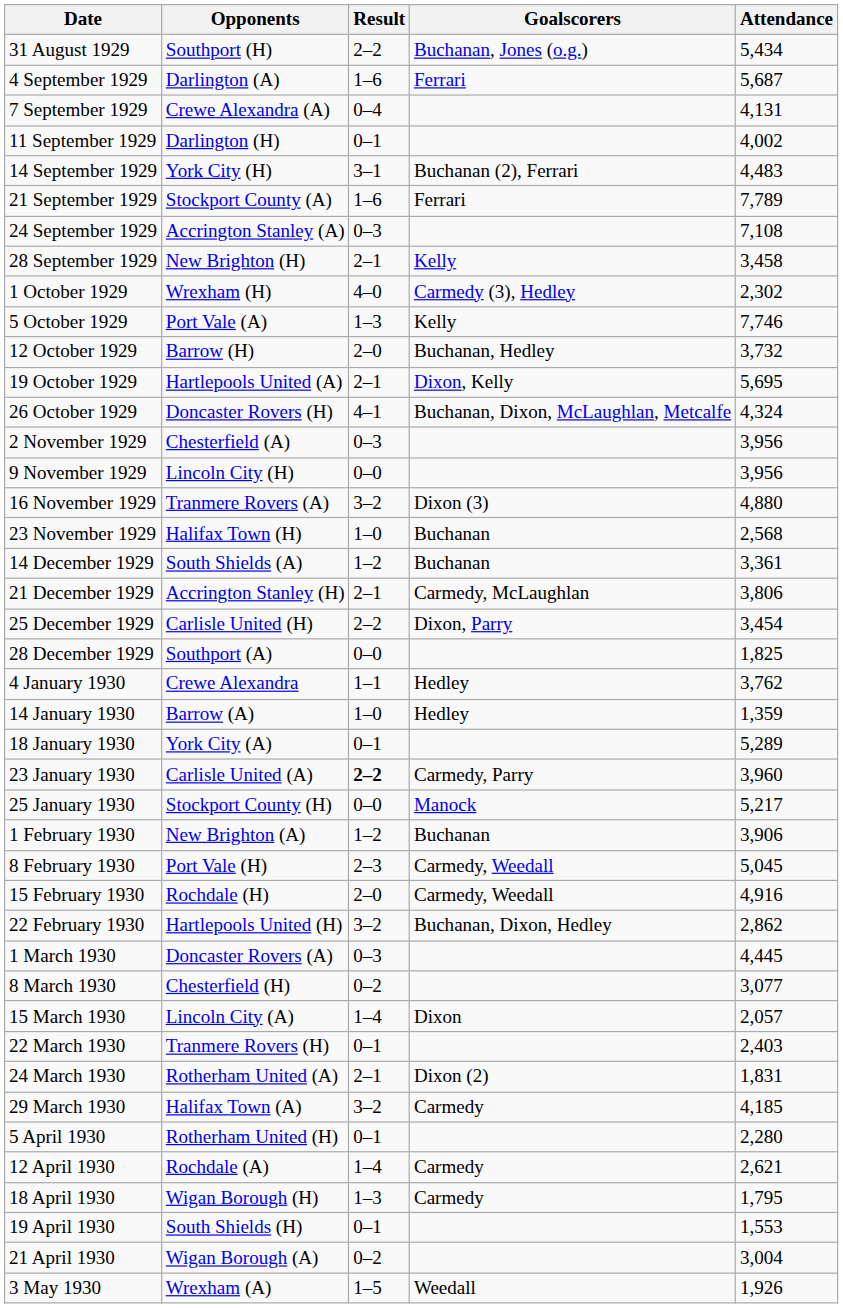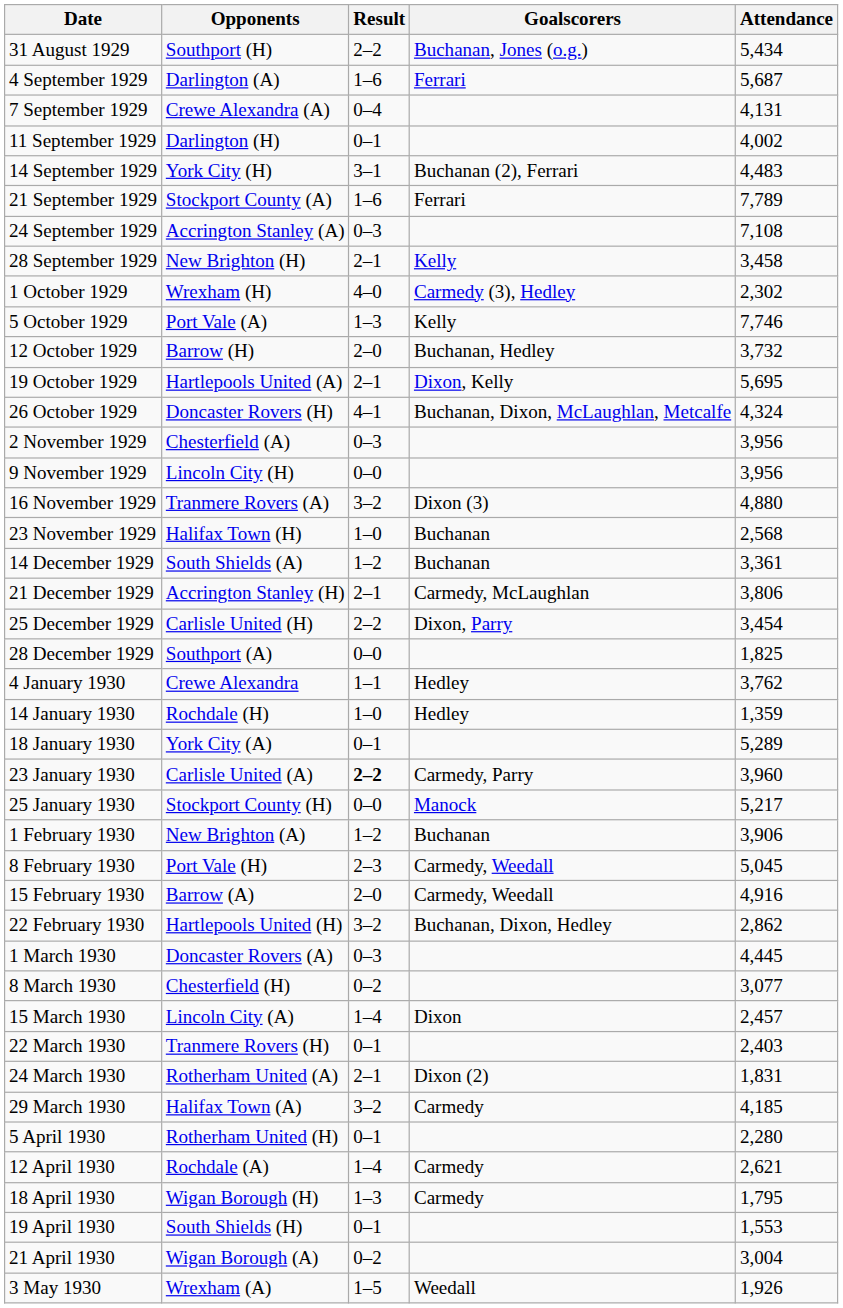(210, 714) Barrow (A) -> (217, 714) Rochdale (H)
(217, 895) Rochdale (H) -> (210, 895) Barrow (A)
(761, 1016) 2,057 -> (761, 1016) 2,457
